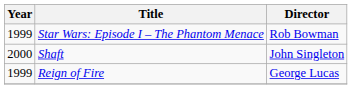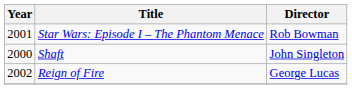(20, 34) 1999 -> (20, 34) 2001
(20, 73) 1999 -> (20, 73) 2002
